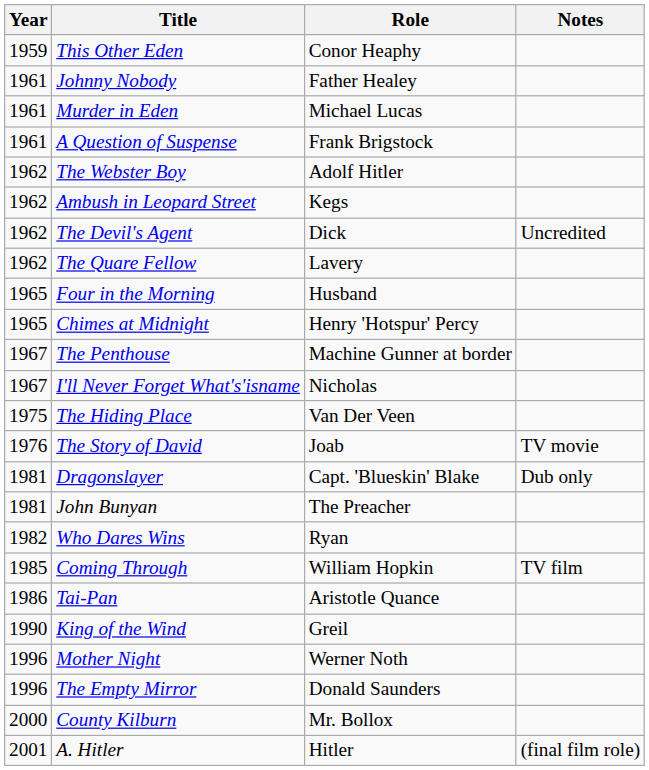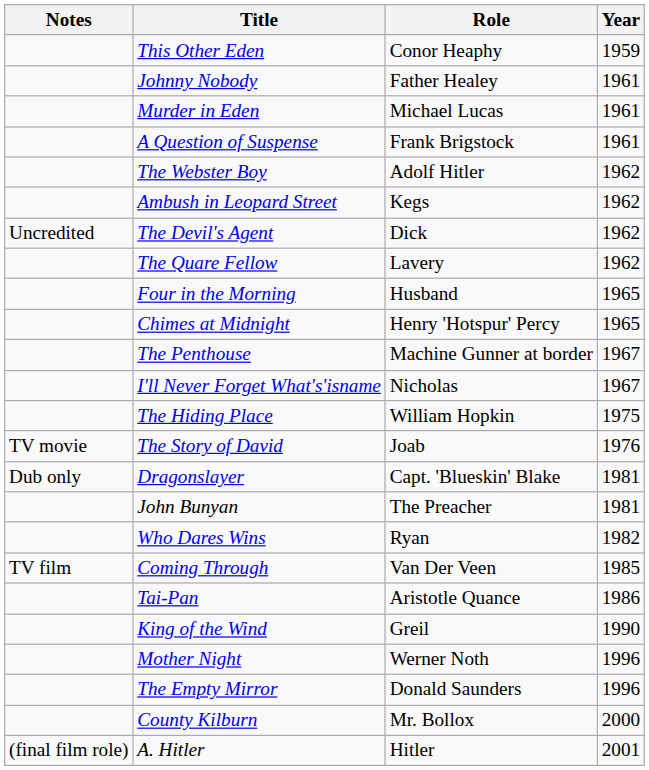columns swapped: (28, 19) <-> (580, 19)
(362, 415) Van Der Veen -> (452, 415) William Hopkin
(371, 567) William Hopkin -> (443, 567) Van Der Veen
